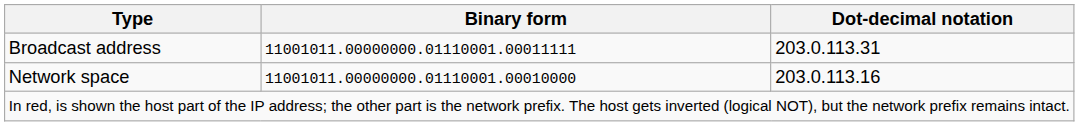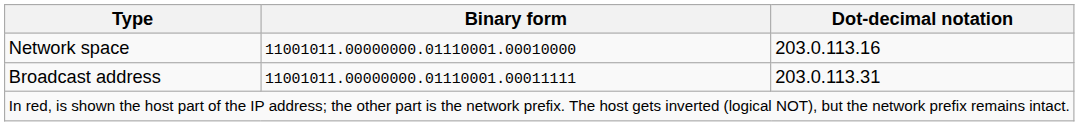rows swapped: (69, 76) <-> (85, 47)
